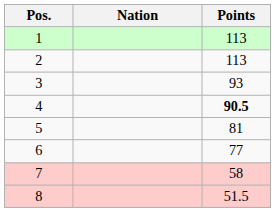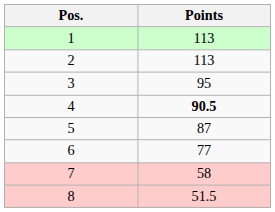- column: (137, 15)
(236, 83) 93 -> (204, 83) 95
(236, 128) 81 -> (204, 128) 87
